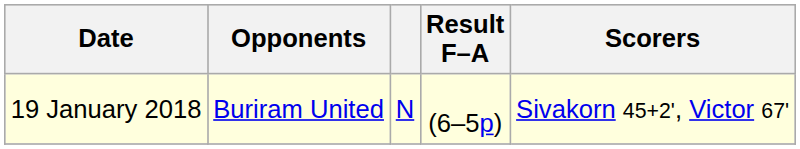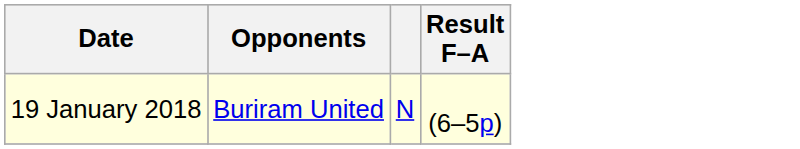- column: (653, 39)
